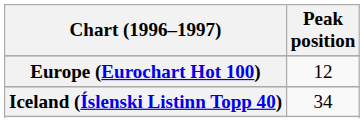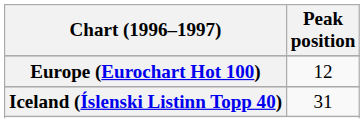(323, 101) 34 -> (323, 101) 31
